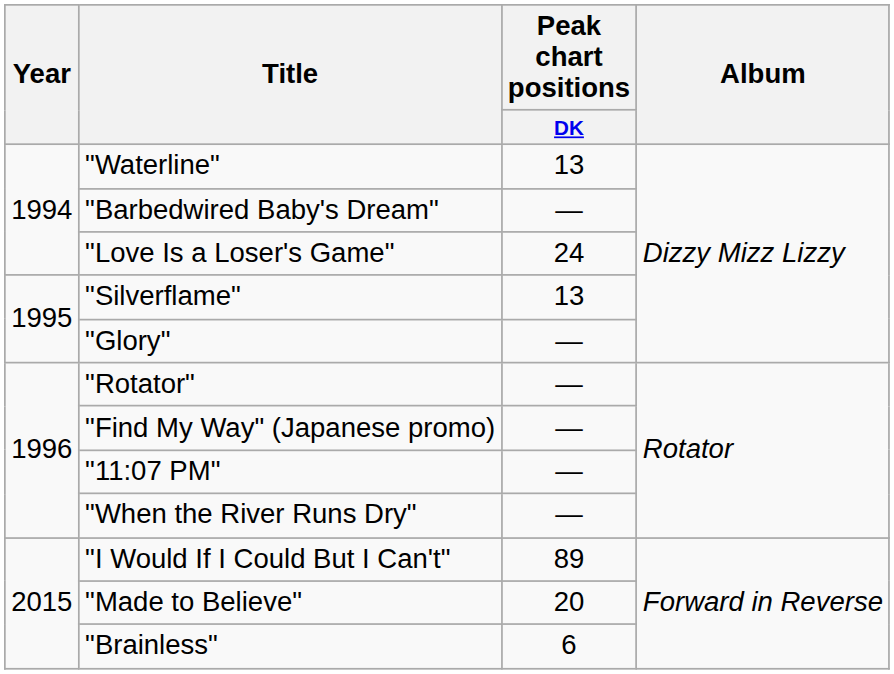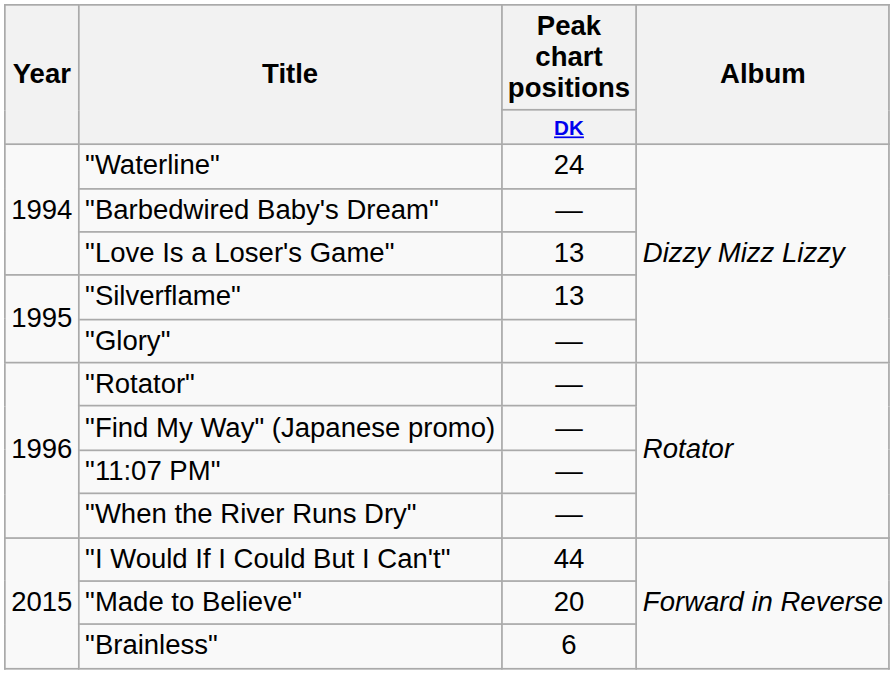(569, 165) 13 -> (569, 165) 24
(569, 253) 24 -> (569, 253) 13
(569, 558) 89 -> (569, 558) 44
